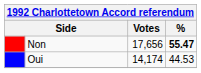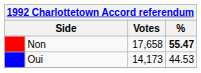(148, 44) 17,656 -> (148, 44) 17,658
(148, 60) 14,174 -> (148, 60) 14,173
